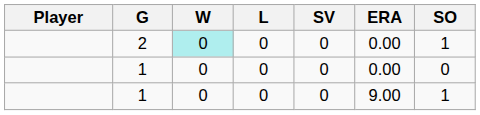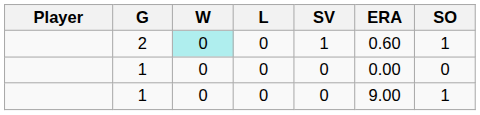(324, 43) 0 -> (324, 43) 1
(385, 43) 0.00 -> (385, 43) 0.60
